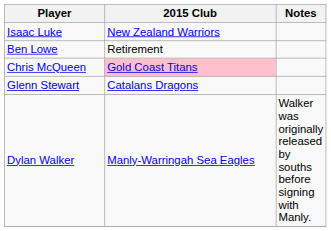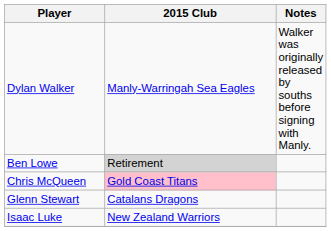rows swapped: (35, 32) <-> (41, 161)
(135, 50) no background -> (135, 163) lightgrey background
